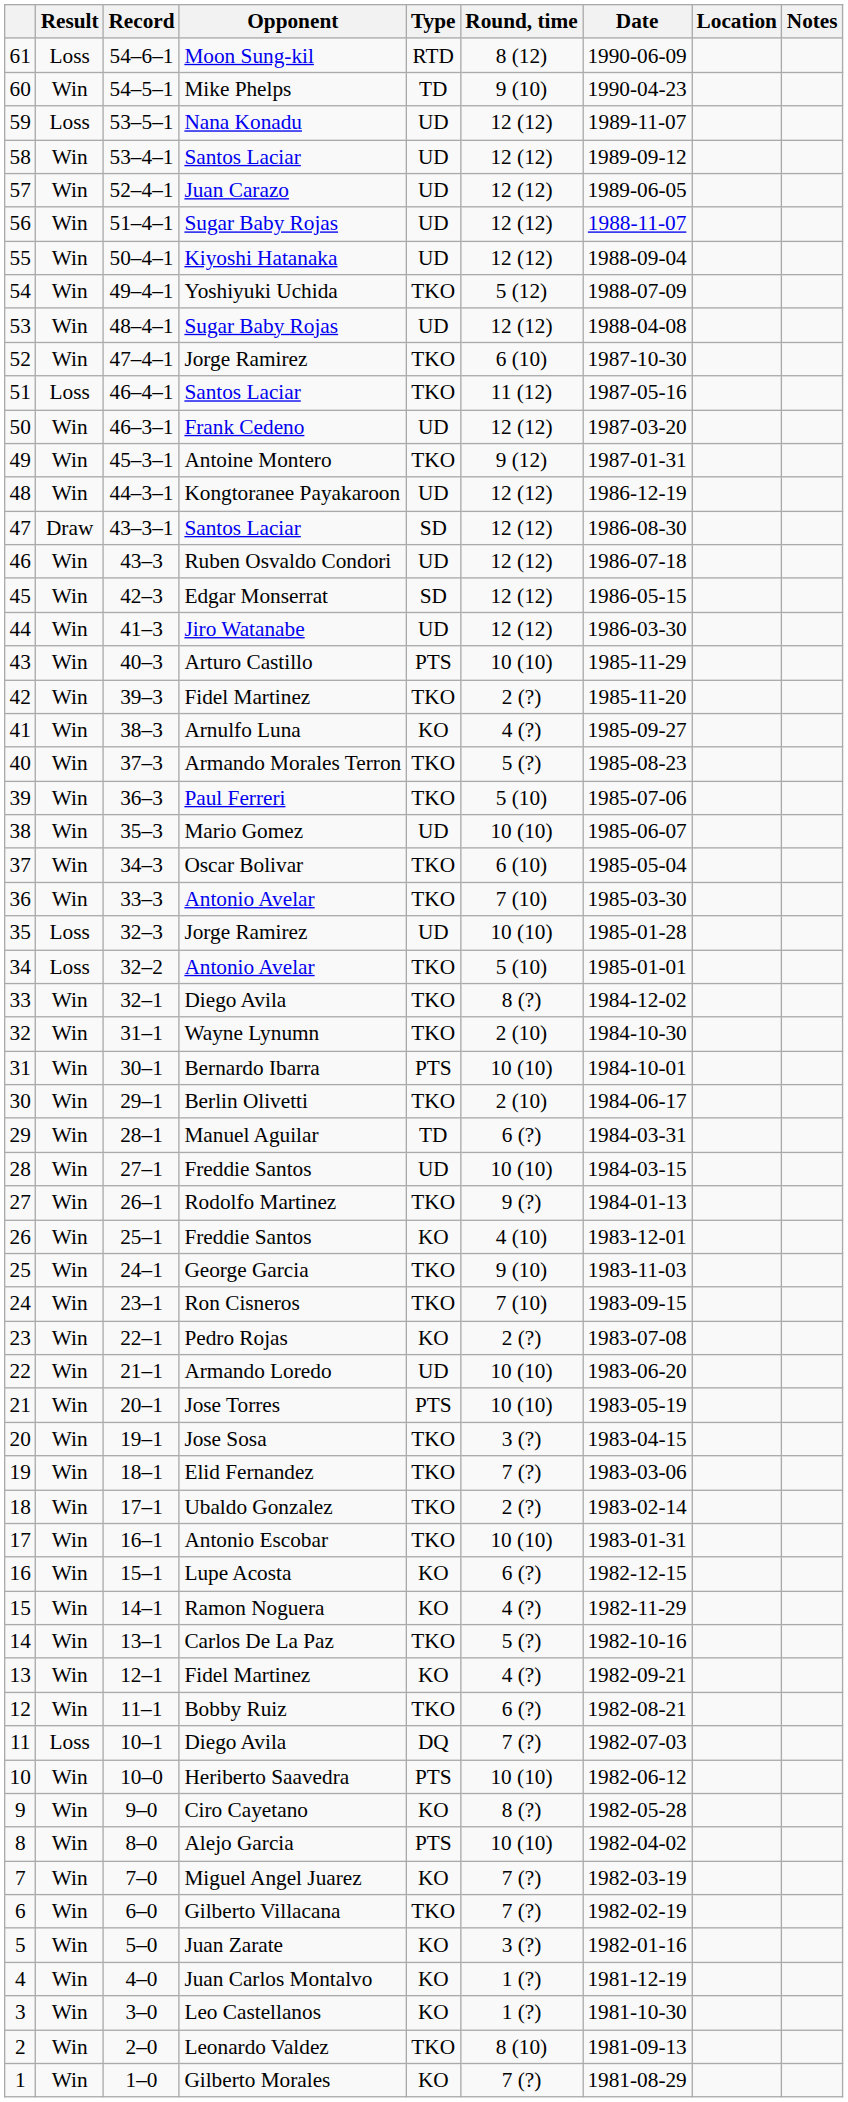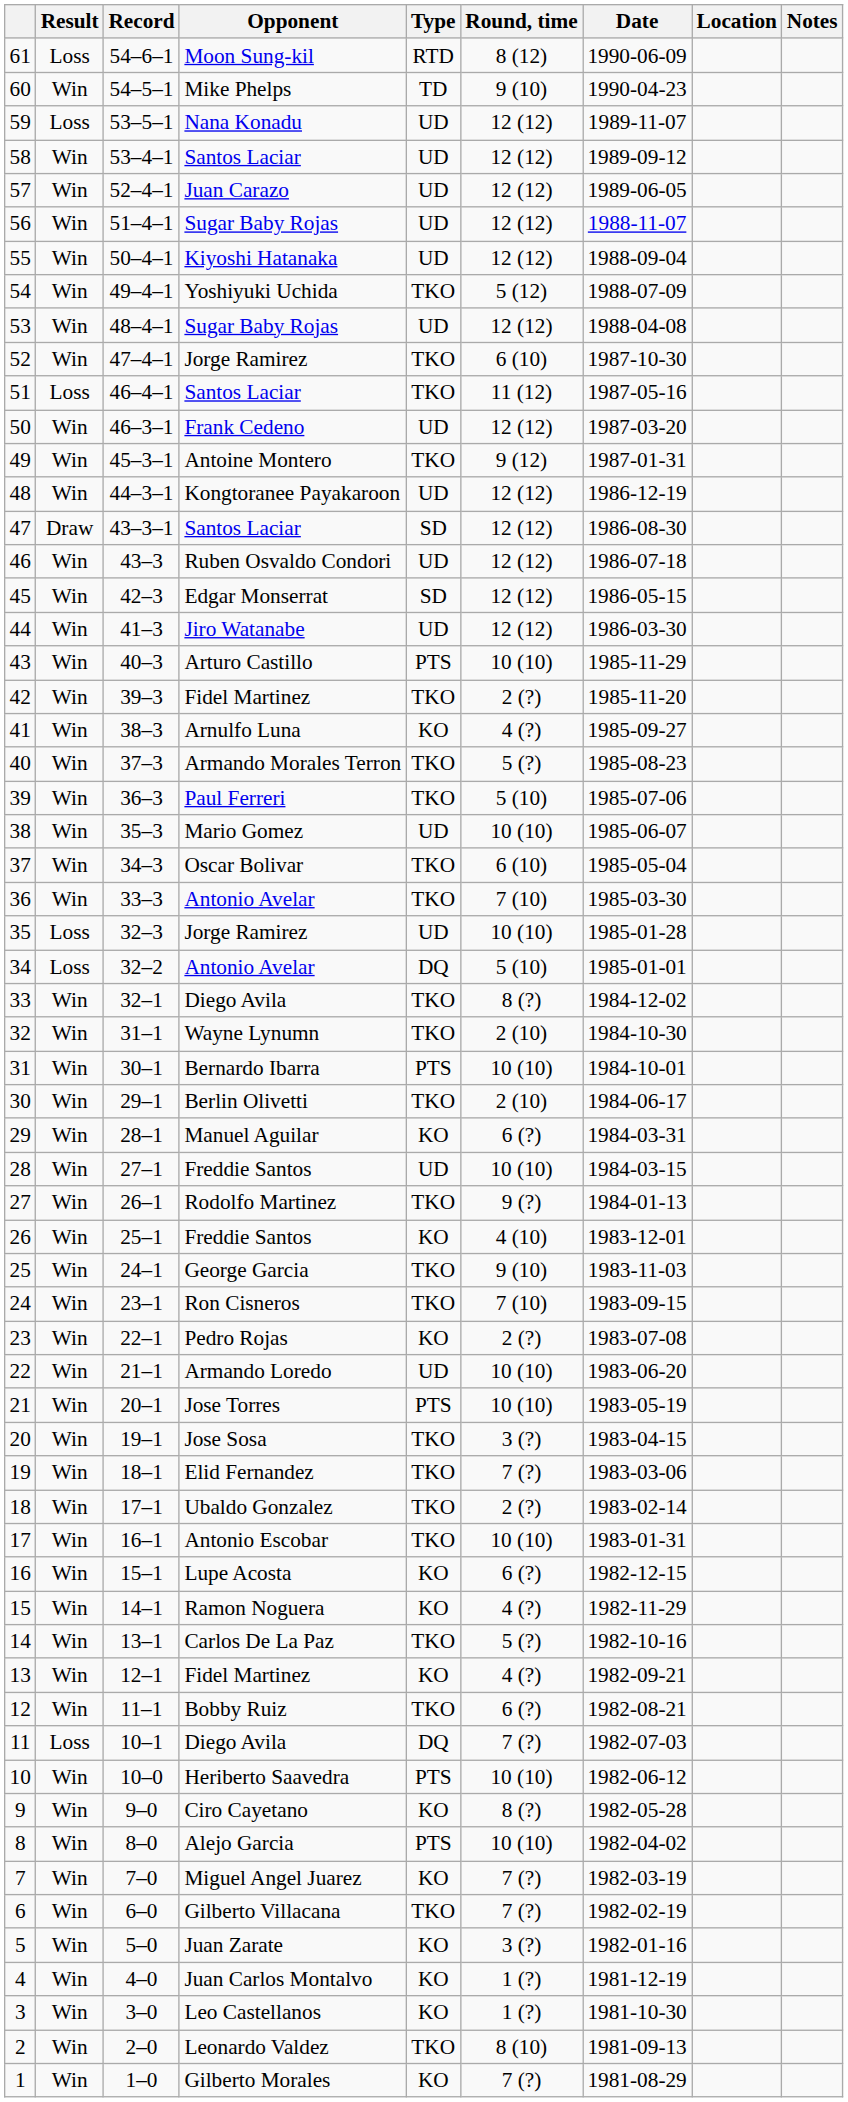(433, 966) TKO -> (433, 966) DQ
(433, 1135) TD -> (433, 1135) KO
